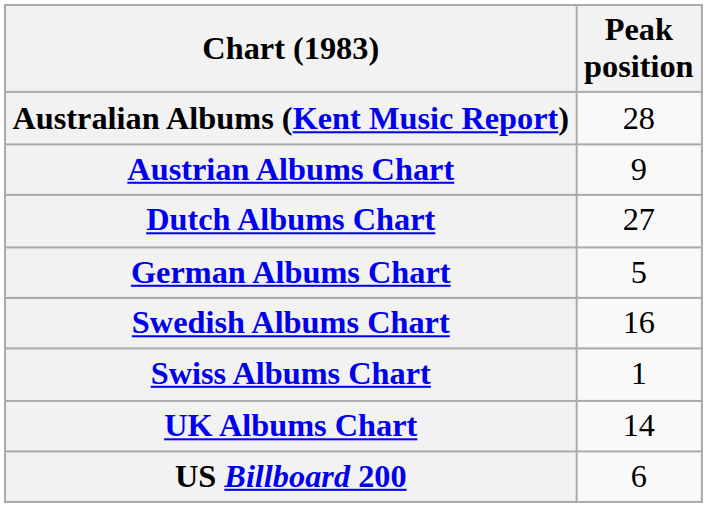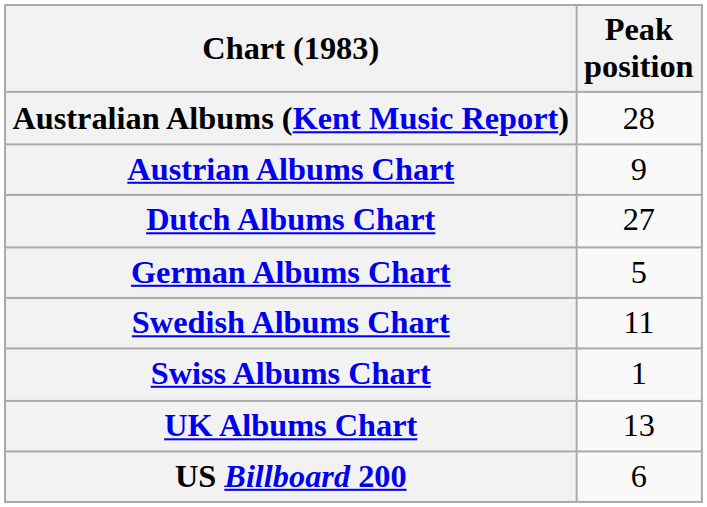(639, 322) 16 -> (639, 322) 11
(639, 425) 14 -> (639, 425) 13
